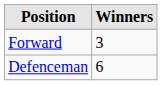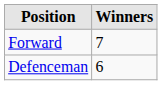(99, 42) 3 -> (99, 42) 7
